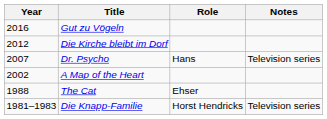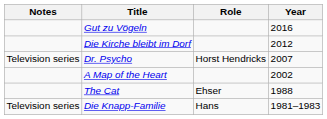columns swapped: (31, 12) <-> (284, 12)
(184, 59) Hans -> (231, 59) Horst Hendricks
(208, 106) Horst Hendricks -> (207, 106) Hans
